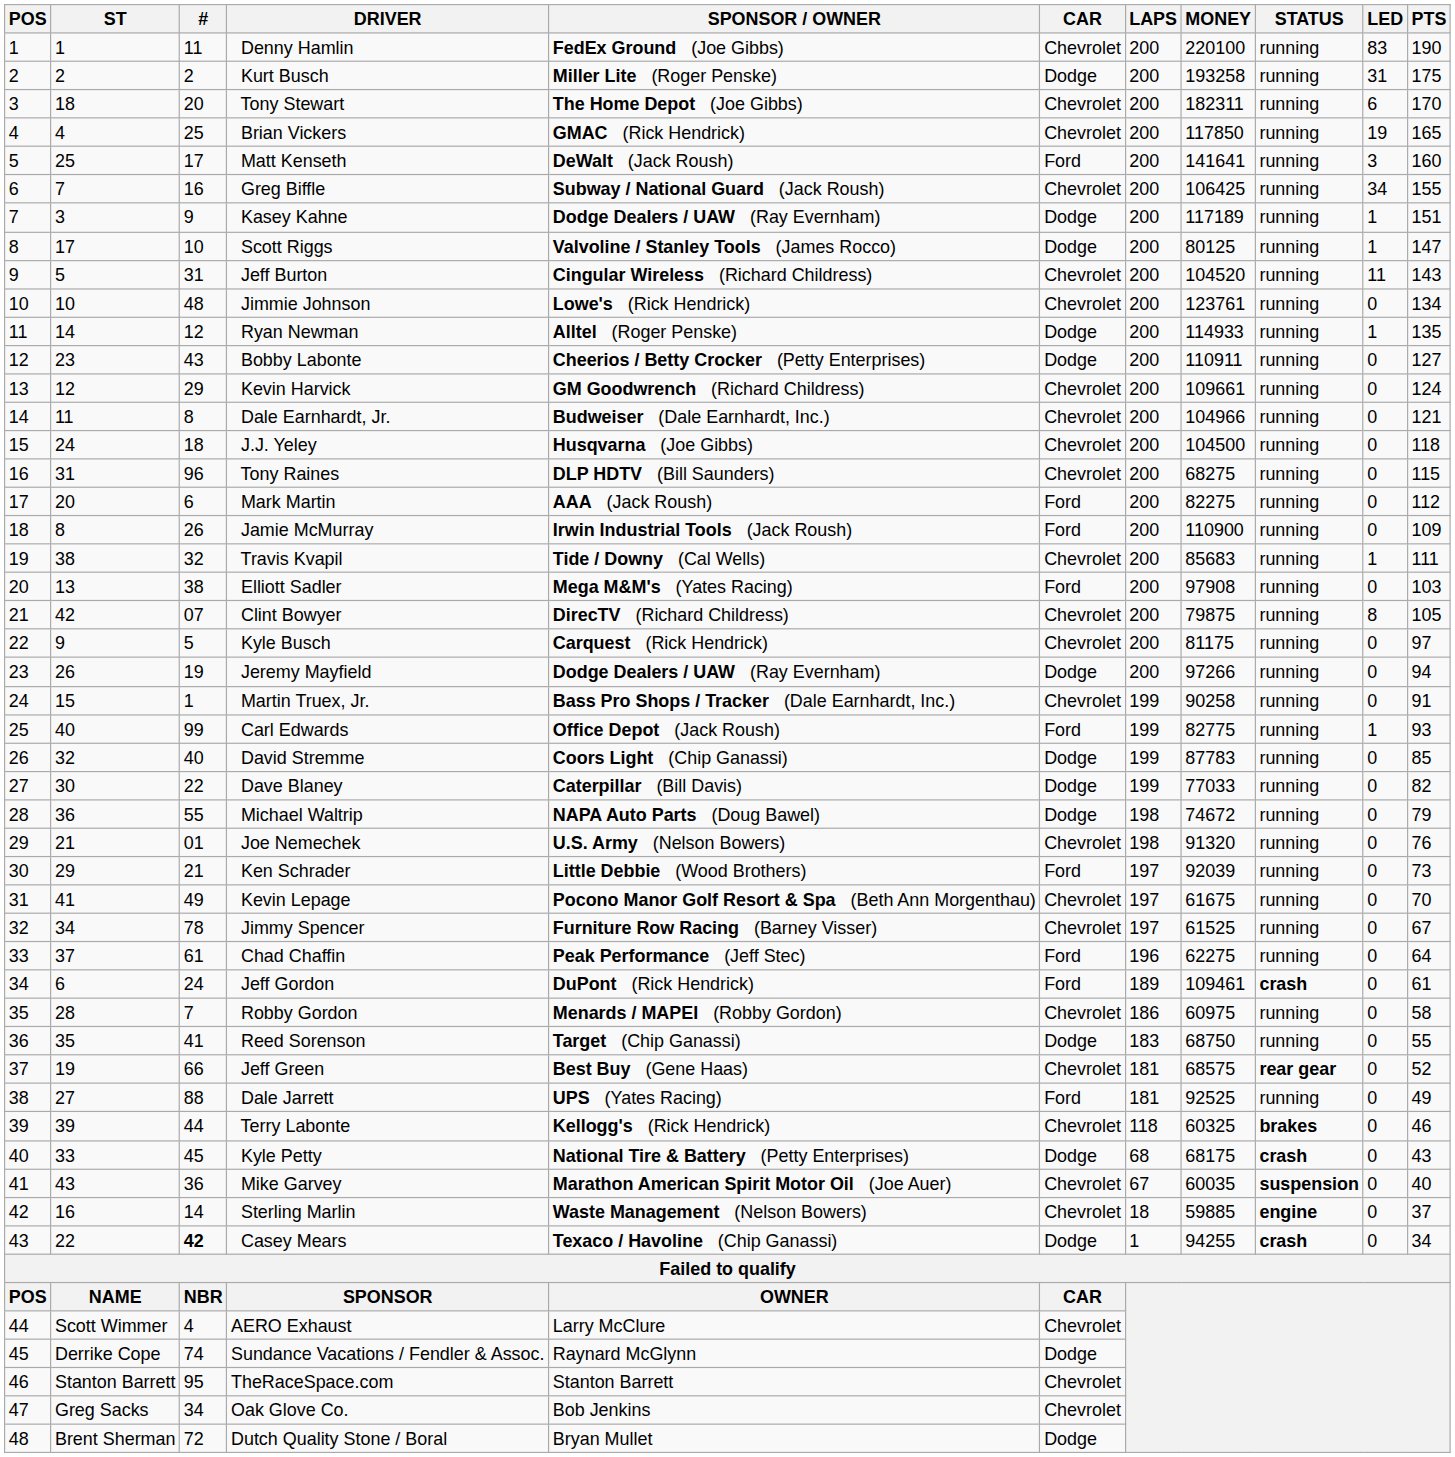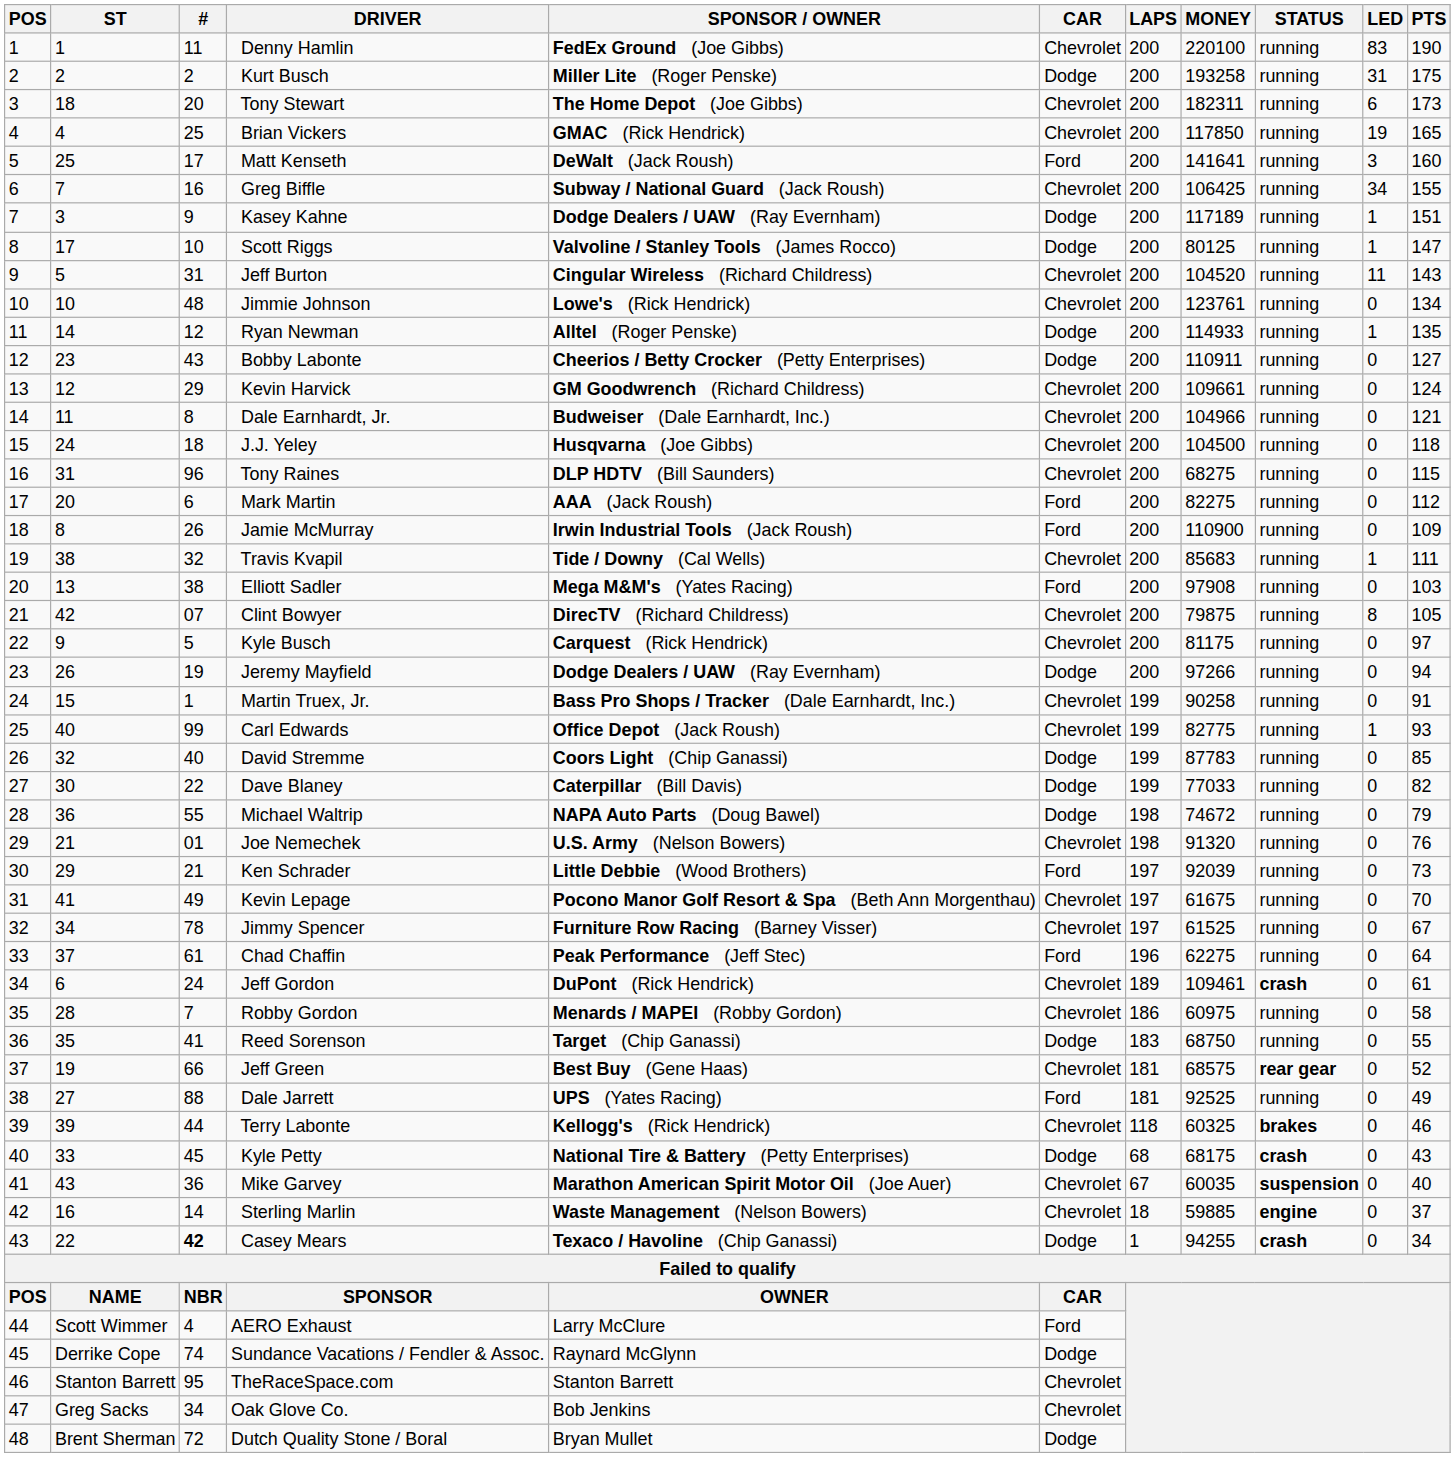(1426, 104) 170 -> (1426, 104) 173
(1063, 729) Ford -> (1083, 729) Chevrolet
(1063, 984) Ford -> (1083, 984) Chevrolet
(1083, 1325) Chevrolet -> (1063, 1325) Ford
